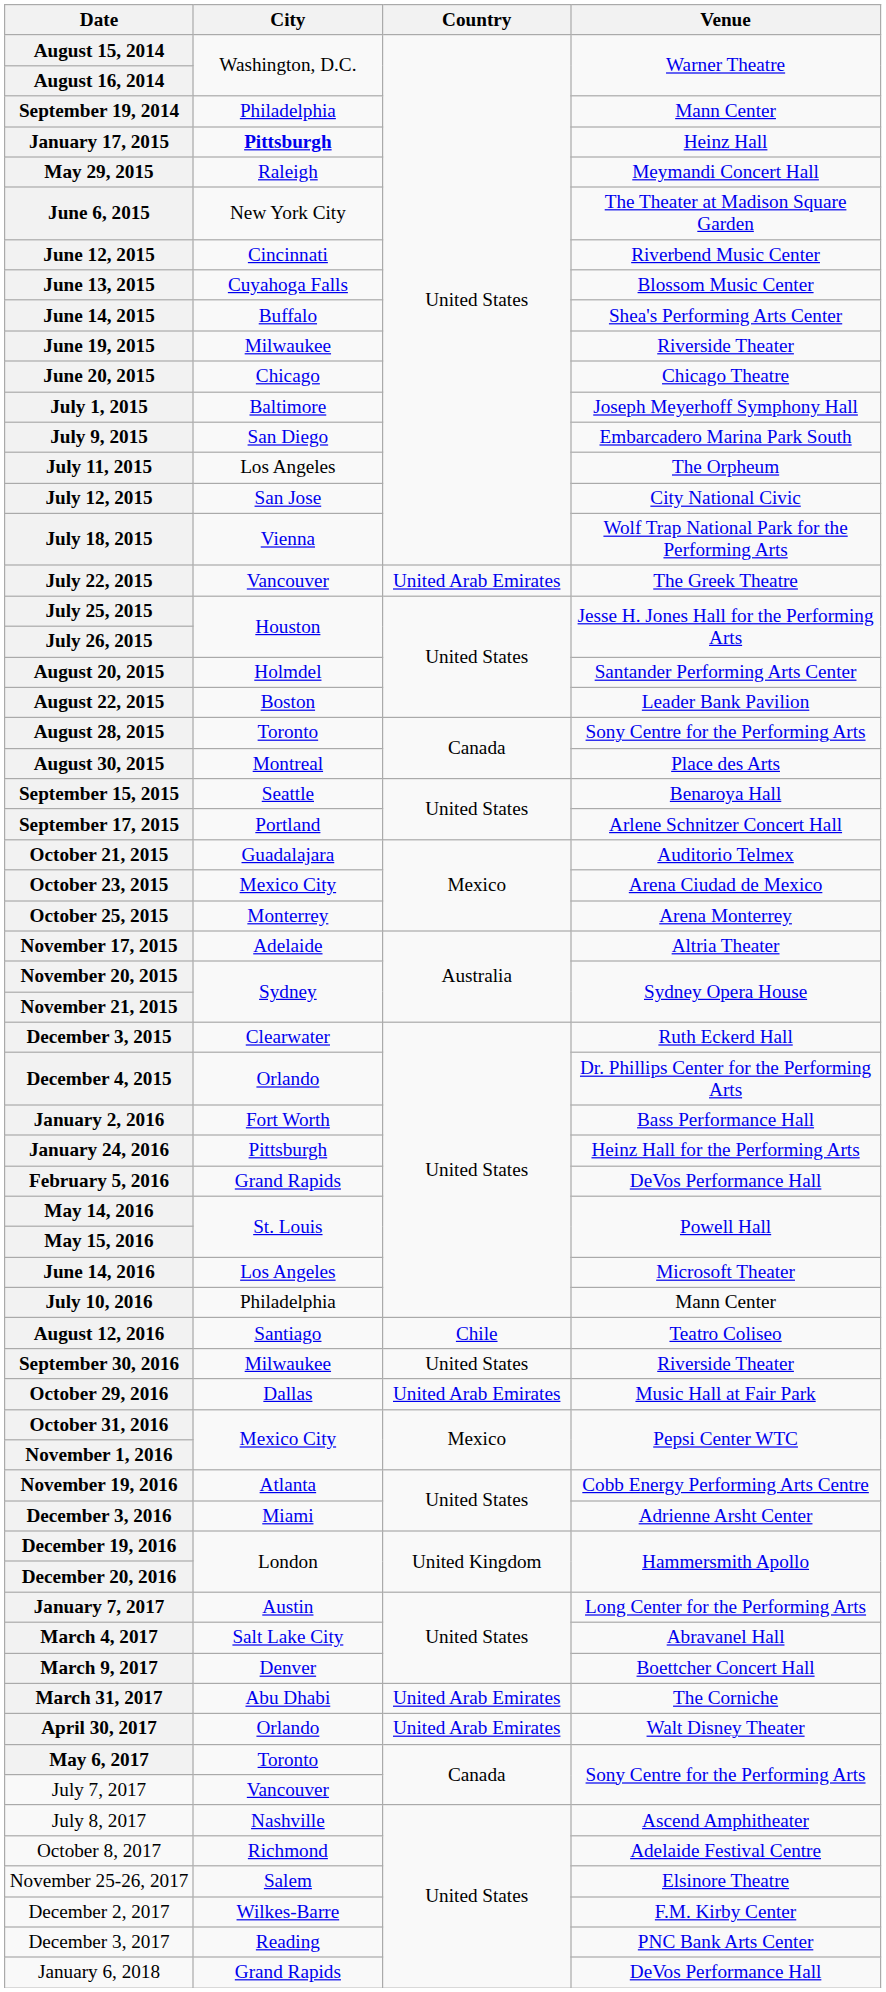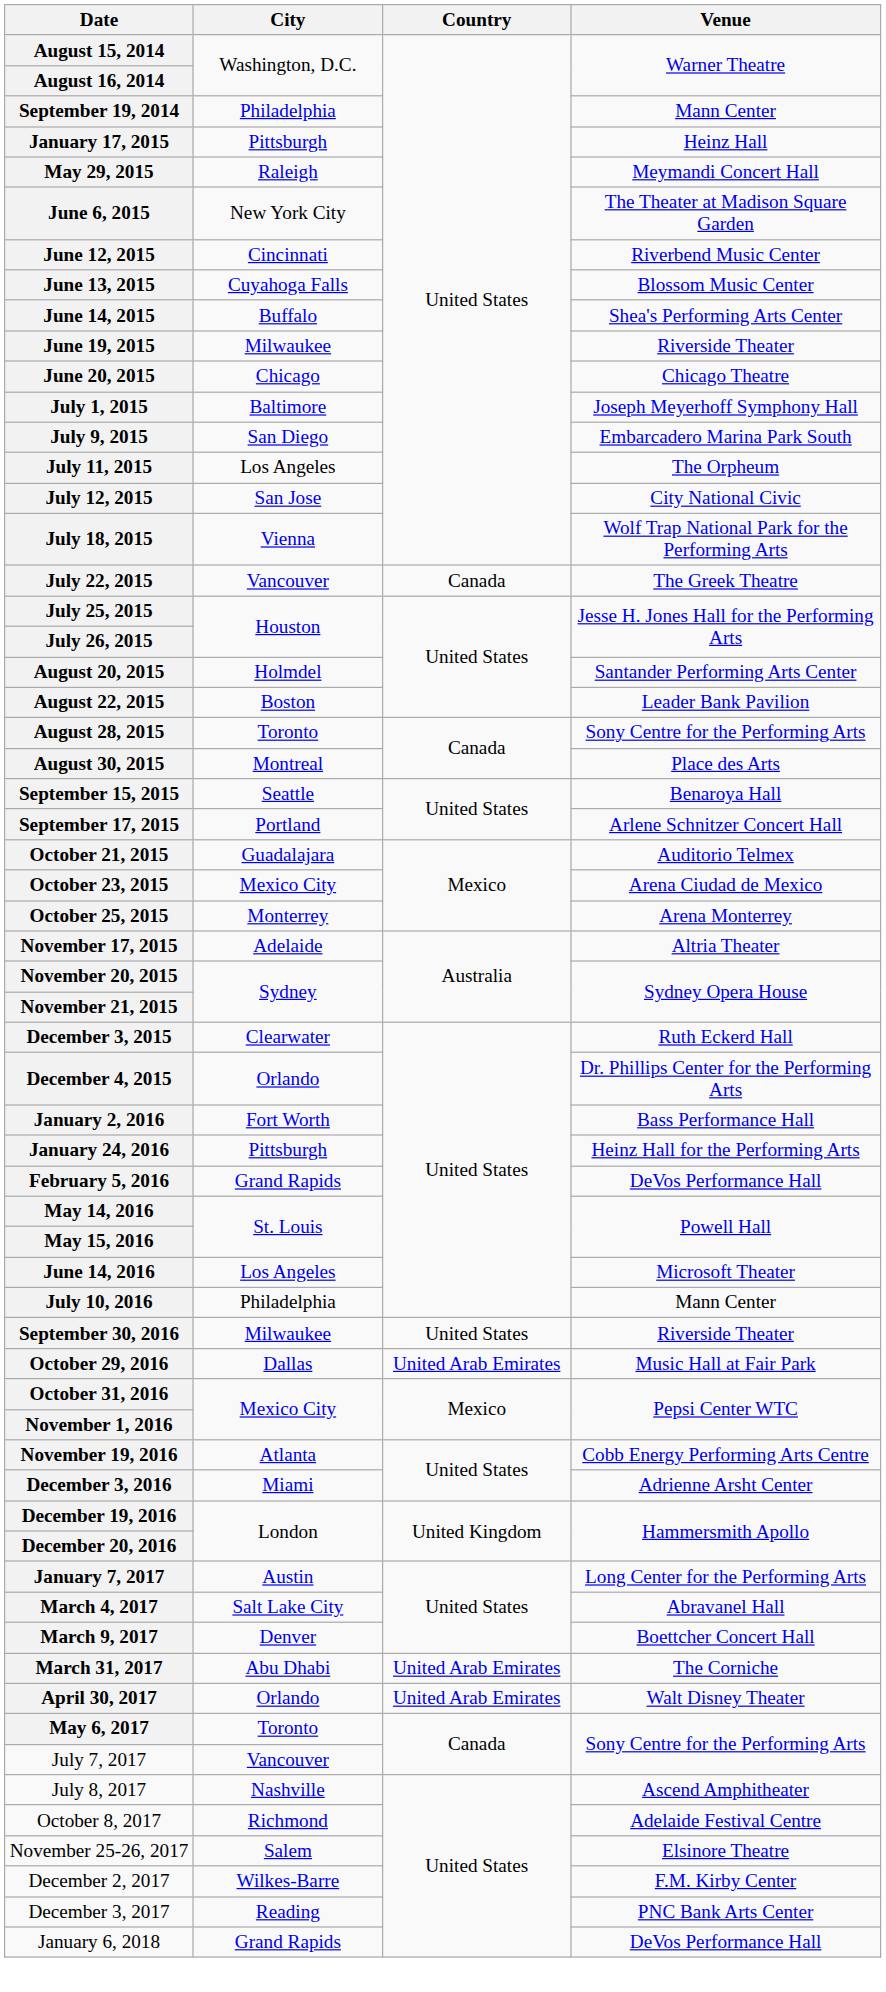(288, 141) bold -> (288, 141) normal
(477, 580) United Arab Emirates -> (477, 580) Canada
- row: (99, 1332)
